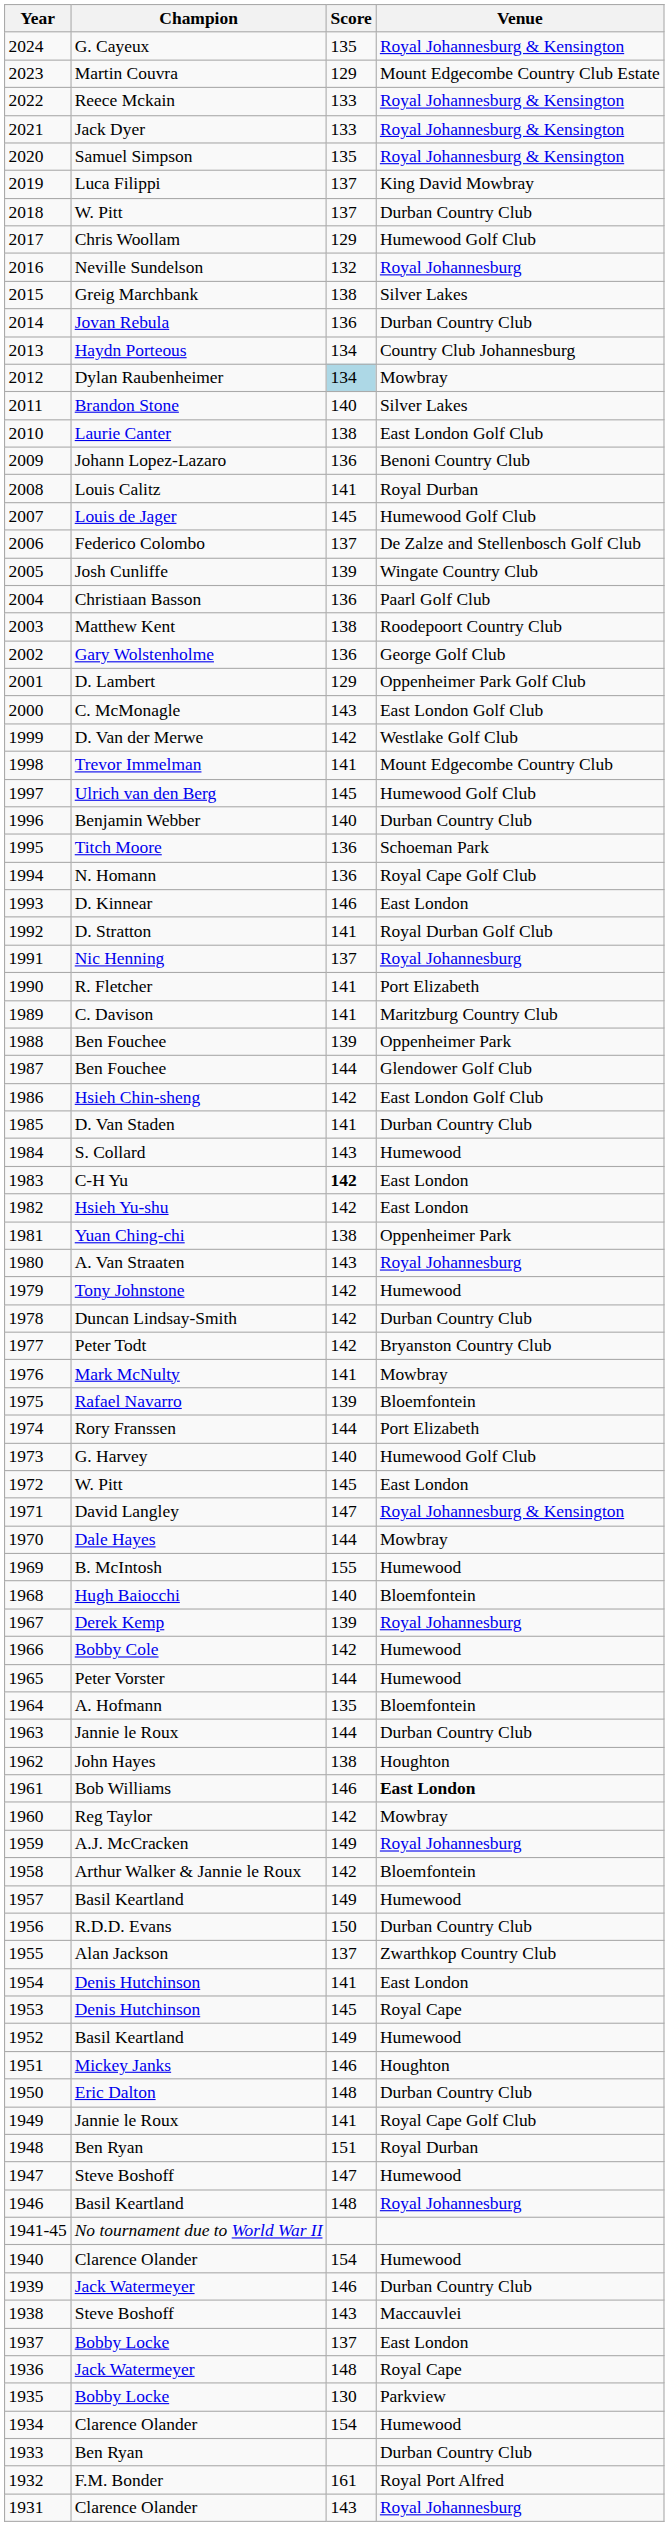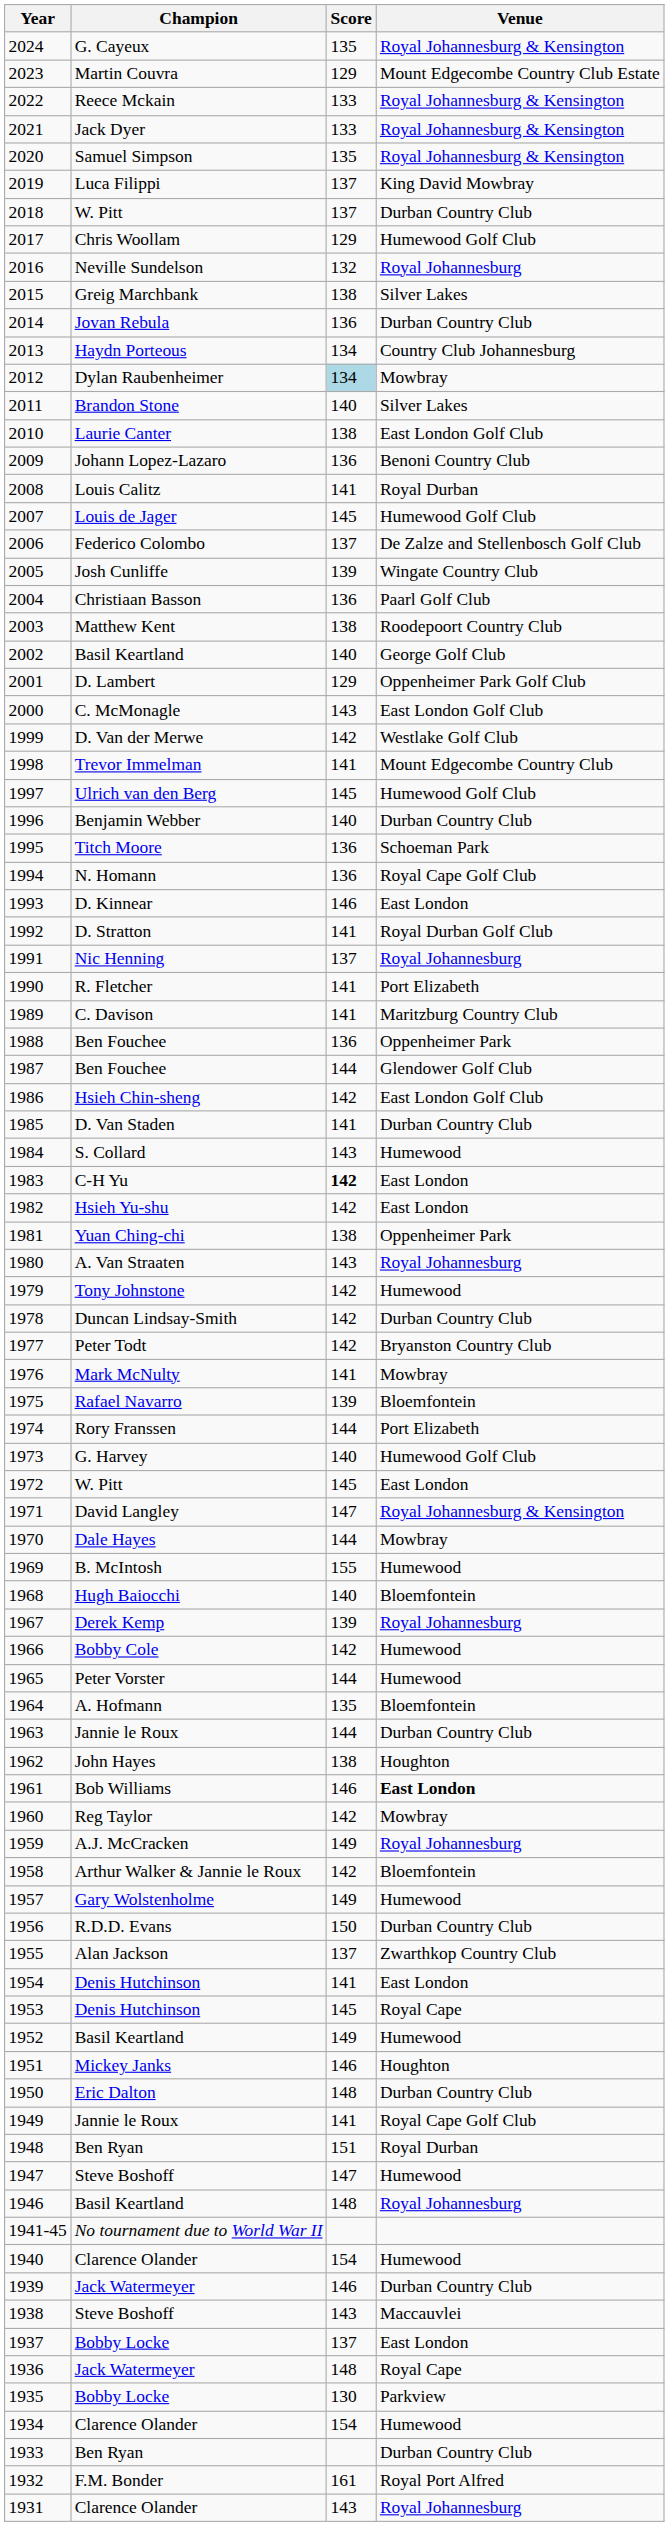(144, 654) Gary Wolstenholme -> (129, 654) Basil Keartland
(344, 654) 136 -> (344, 654) 140
(344, 1041) 139 -> (344, 1041) 136
(129, 1899) Basil Keartland -> (144, 1899) Gary Wolstenholme
